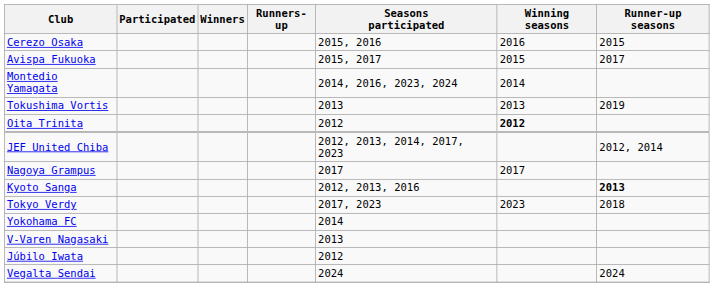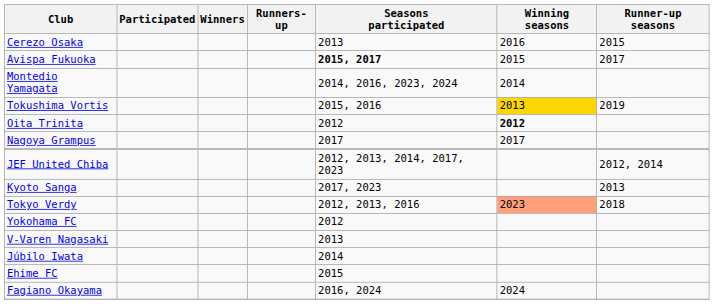(350, 42) 2015, 2016 -> (331, 42) 2013
(350, 59) normal -> (350, 59) bold
(331, 106) 2013 -> (350, 106) 2015, 2016
(512, 106) no background -> (512, 106) gold background
rows swapped: (51, 170) <-> (58, 147)
(369, 188) 2012, 2013, 2016 -> (350, 188) 2017, 2023
(612, 188) bold -> (612, 188) normal
(350, 205) 2017, 2023 -> (369, 205) 2012, 2013, 2016
(512, 205) no background -> (512, 205) lightsalmon background
(331, 222) 2014 -> (331, 222) 2012
(331, 256) 2012 -> (331, 256) 2014
+ row: (32, 273)
+ row: (54, 291)
- row: (51, 273)
